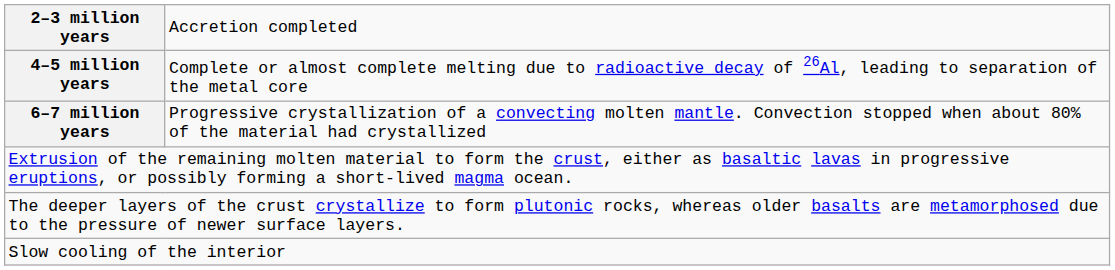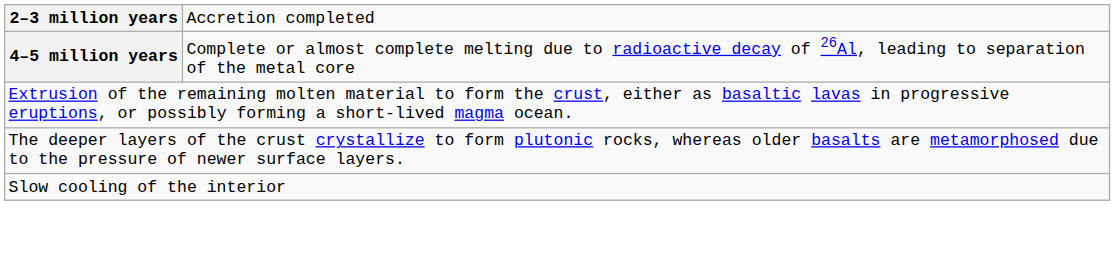- row: (85, 124)
